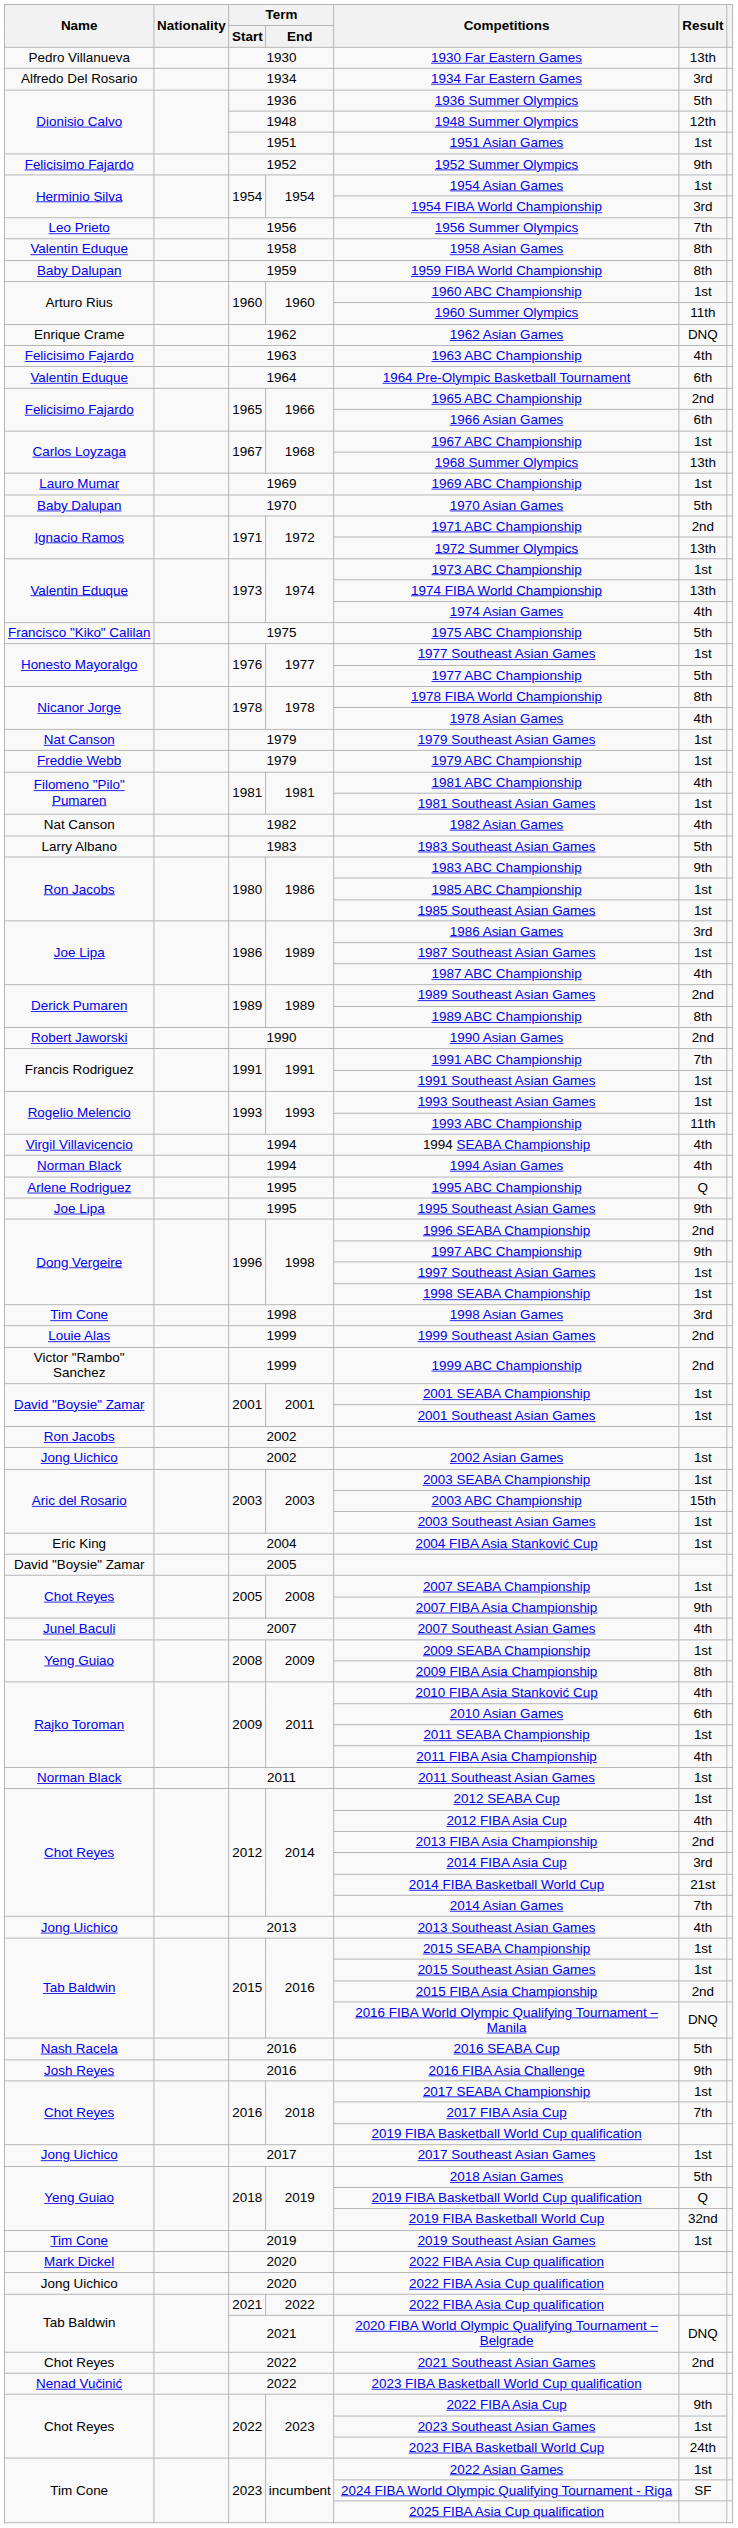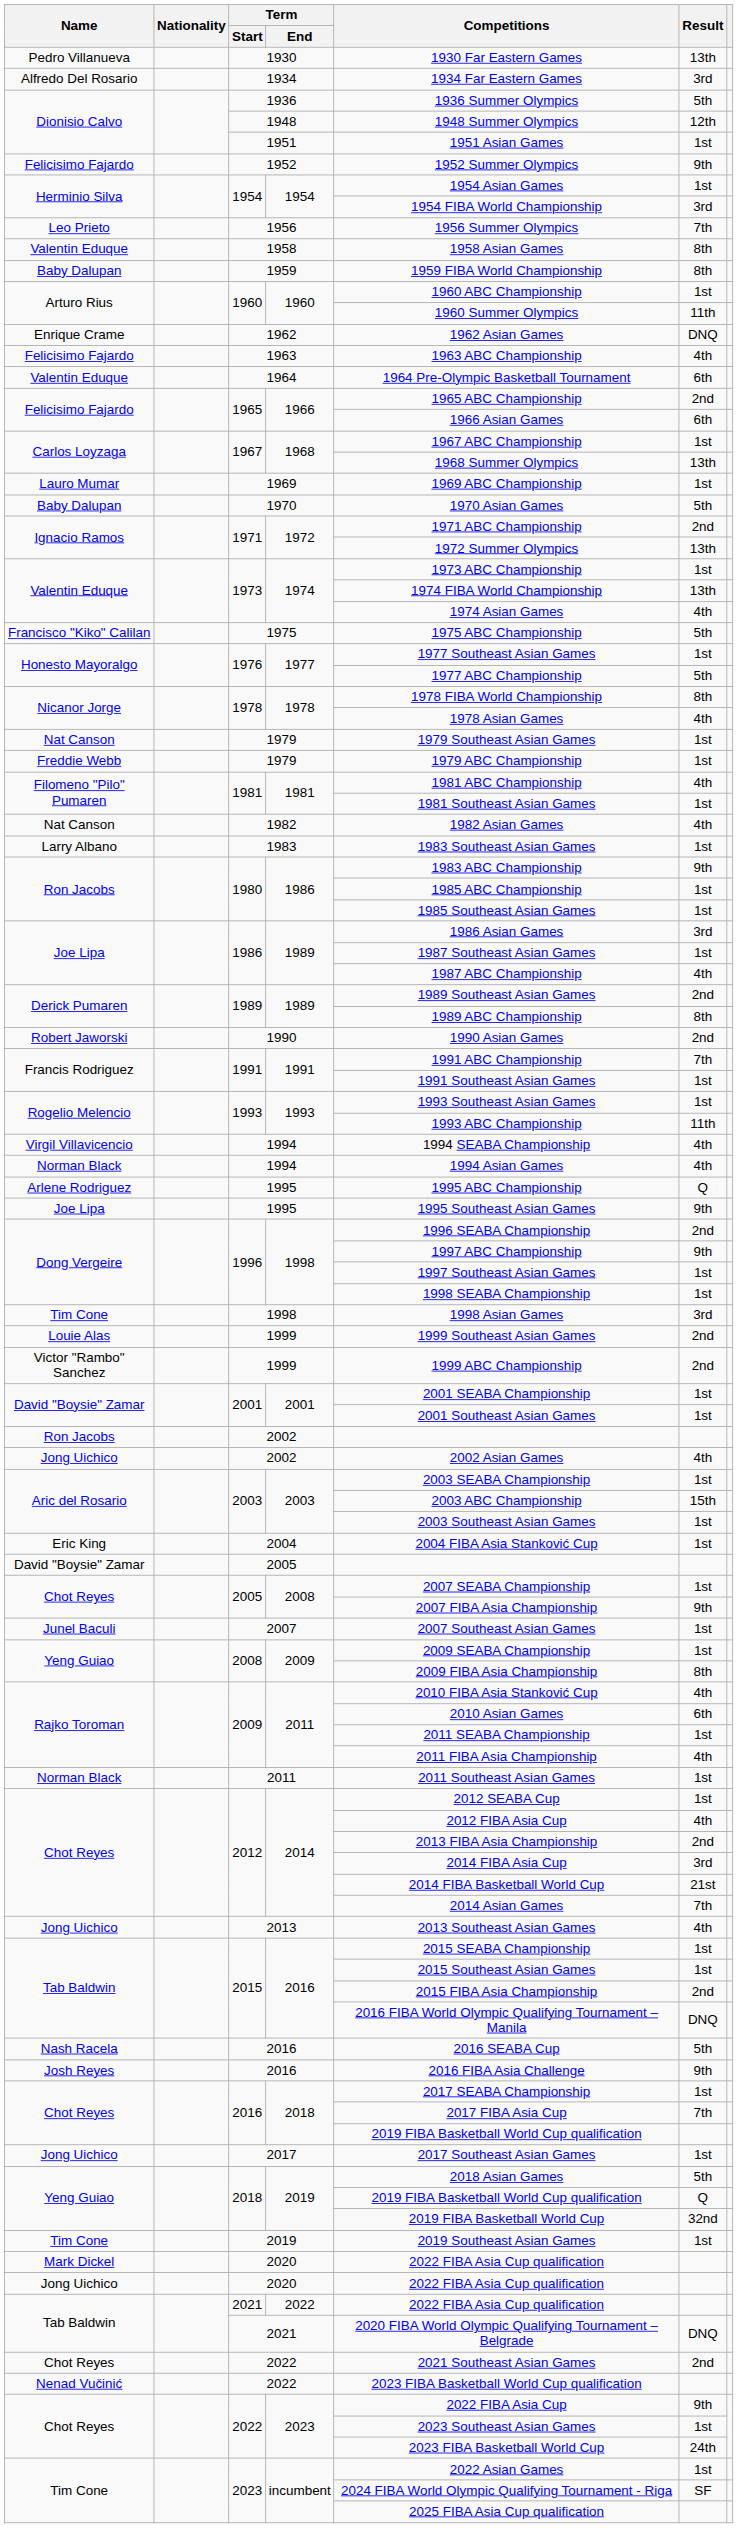(703, 846) 5th -> (703, 846) 1st
(703, 1458) 1st -> (703, 1458) 4th
(703, 1628) 4th -> (703, 1628) 1st
